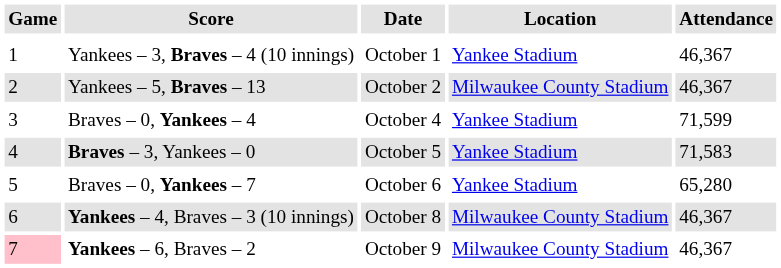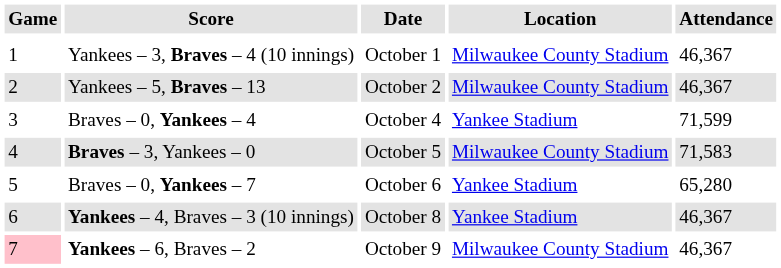(515, 54) Yankee Stadium -> (560, 54) Milwaukee County Stadium
(515, 152) Yankee Stadium -> (560, 152) Milwaukee County Stadium
(560, 216) Milwaukee County Stadium -> (515, 216) Yankee Stadium
